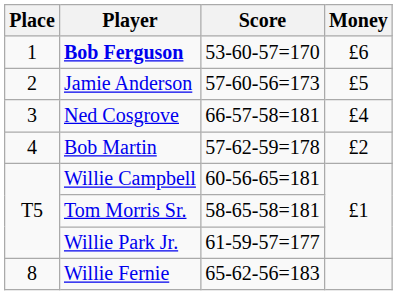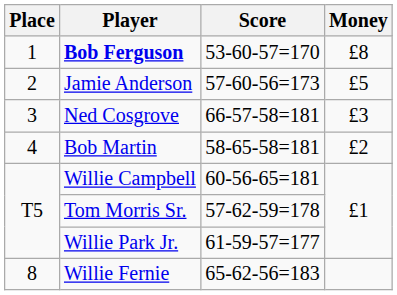(358, 52) £6 -> (358, 52) £8
(358, 115) £4 -> (358, 115) £3
(262, 147) 57-62-59=178 -> (262, 147) 58-65-58=181
(262, 210) 58-65-58=181 -> (262, 210) 57-62-59=178
